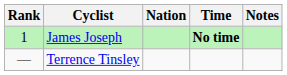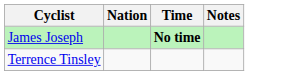- column: (24, 15)
